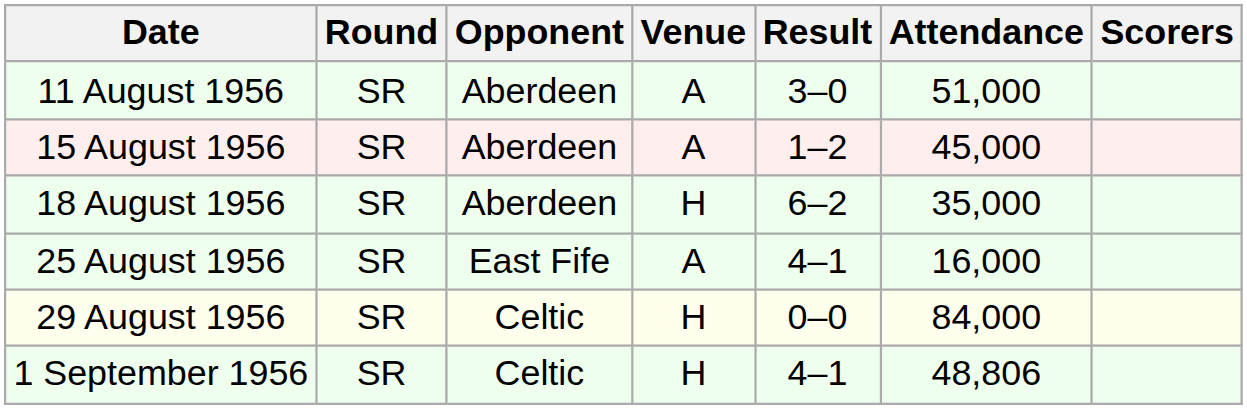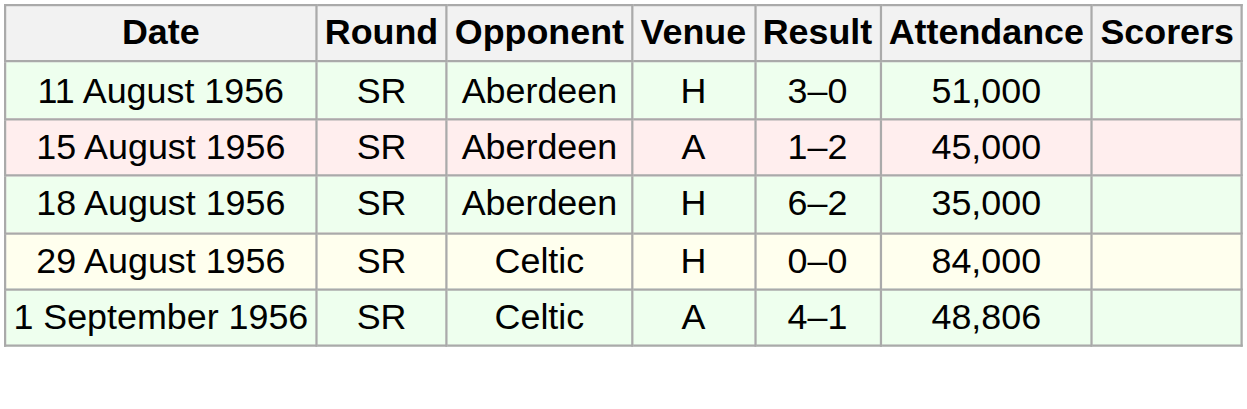(693, 89) A -> (693, 89) H
- row: (161, 260)
(693, 373) H -> (693, 317) A
